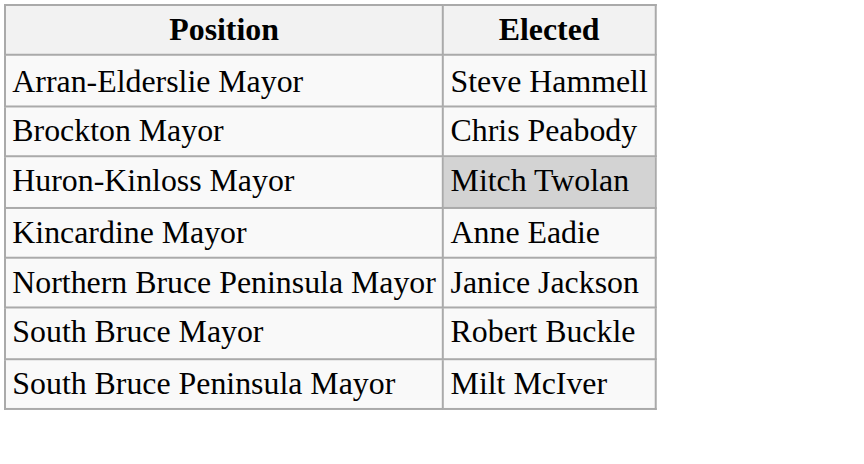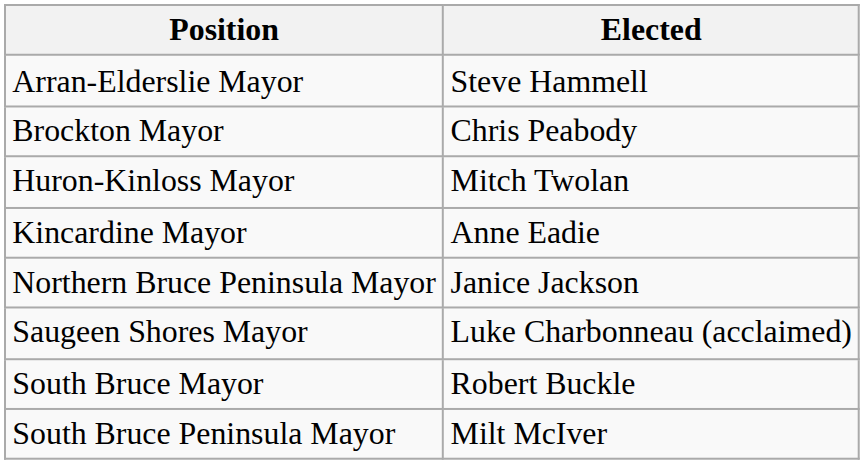(540, 181) lightgrey background -> (540, 181) no background
+ row: (160, 332)
